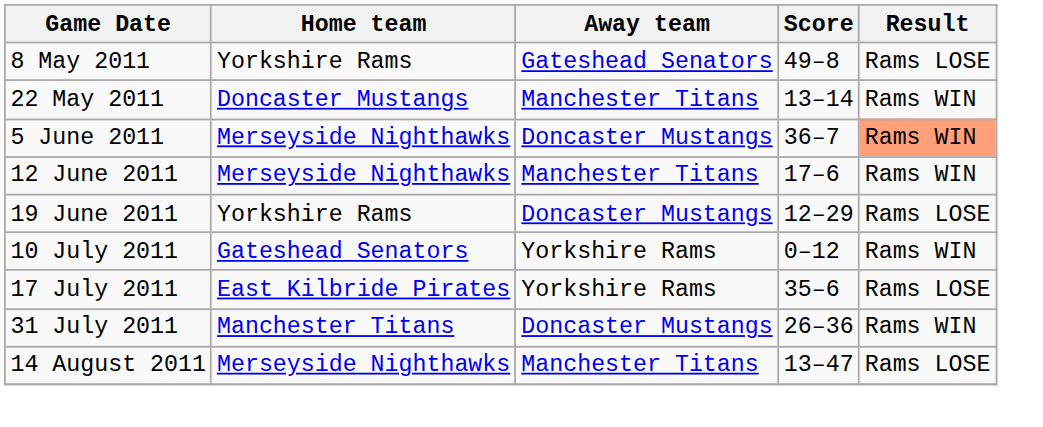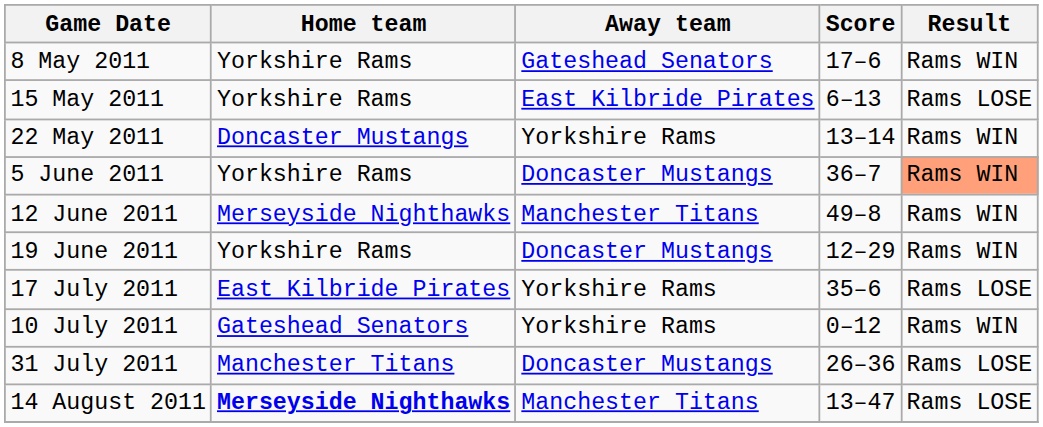(812, 62) 49–8 -> (854, 62) 17–6
(928, 62) Rams LOSE -> (962, 62) Rams WIN
+ row: (87, 100)
(640, 100) Manchester Titans -> (619, 138) Yorkshire Rams
(364, 138) Merseyside Nighthawks -> (315, 176) Yorkshire Rams
(812, 176) 17–6 -> (854, 213) 49–8
(928, 213) Rams LOSE -> (962, 251) Rams WIN
rows swapped: (94, 251) <-> (94, 289)
(921, 327) Rams WIN -> (969, 365) Rams LOSE
(364, 365) normal -> (364, 403) bold
